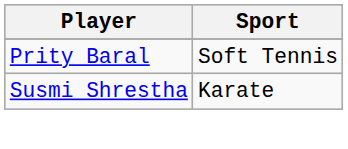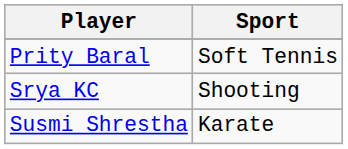+ row: (54, 91)
